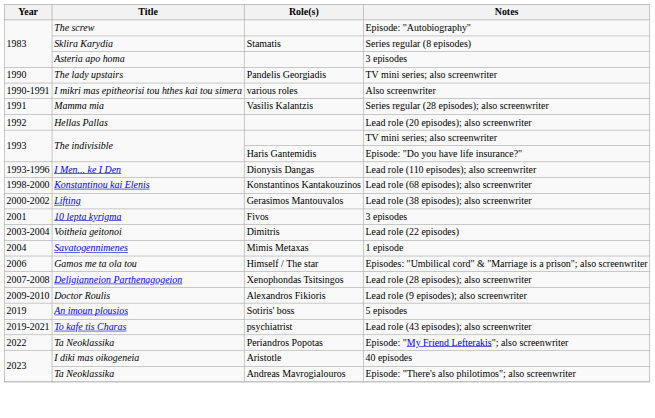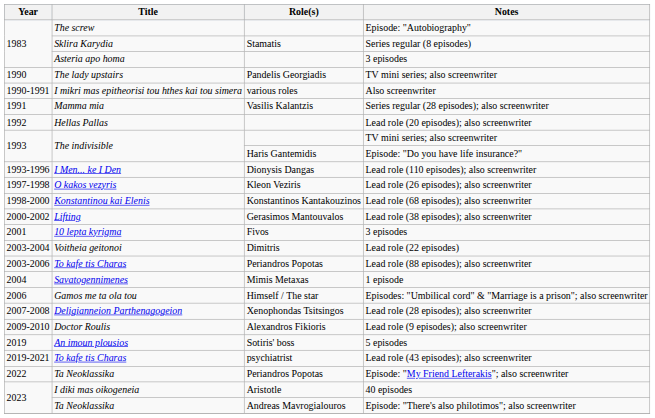+ row: (85, 185)
+ row: (90, 264)
